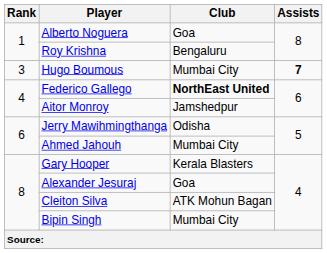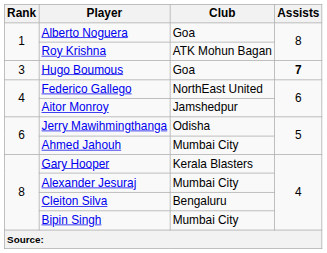(200, 51) Bengaluru -> (222, 51) ATK Mohun Bagan
(206, 70) Mumbai City -> (184, 70) Goa
(221, 88) bold -> (218, 88) normal
(184, 182) Goa -> (206, 182) Mumbai City
(222, 201) ATK Mohun Bagan -> (200, 201) Bengaluru
